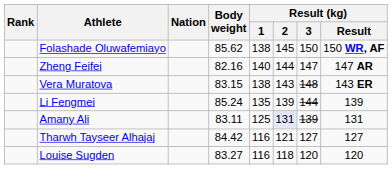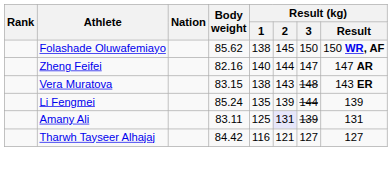- row: (77, 155)
